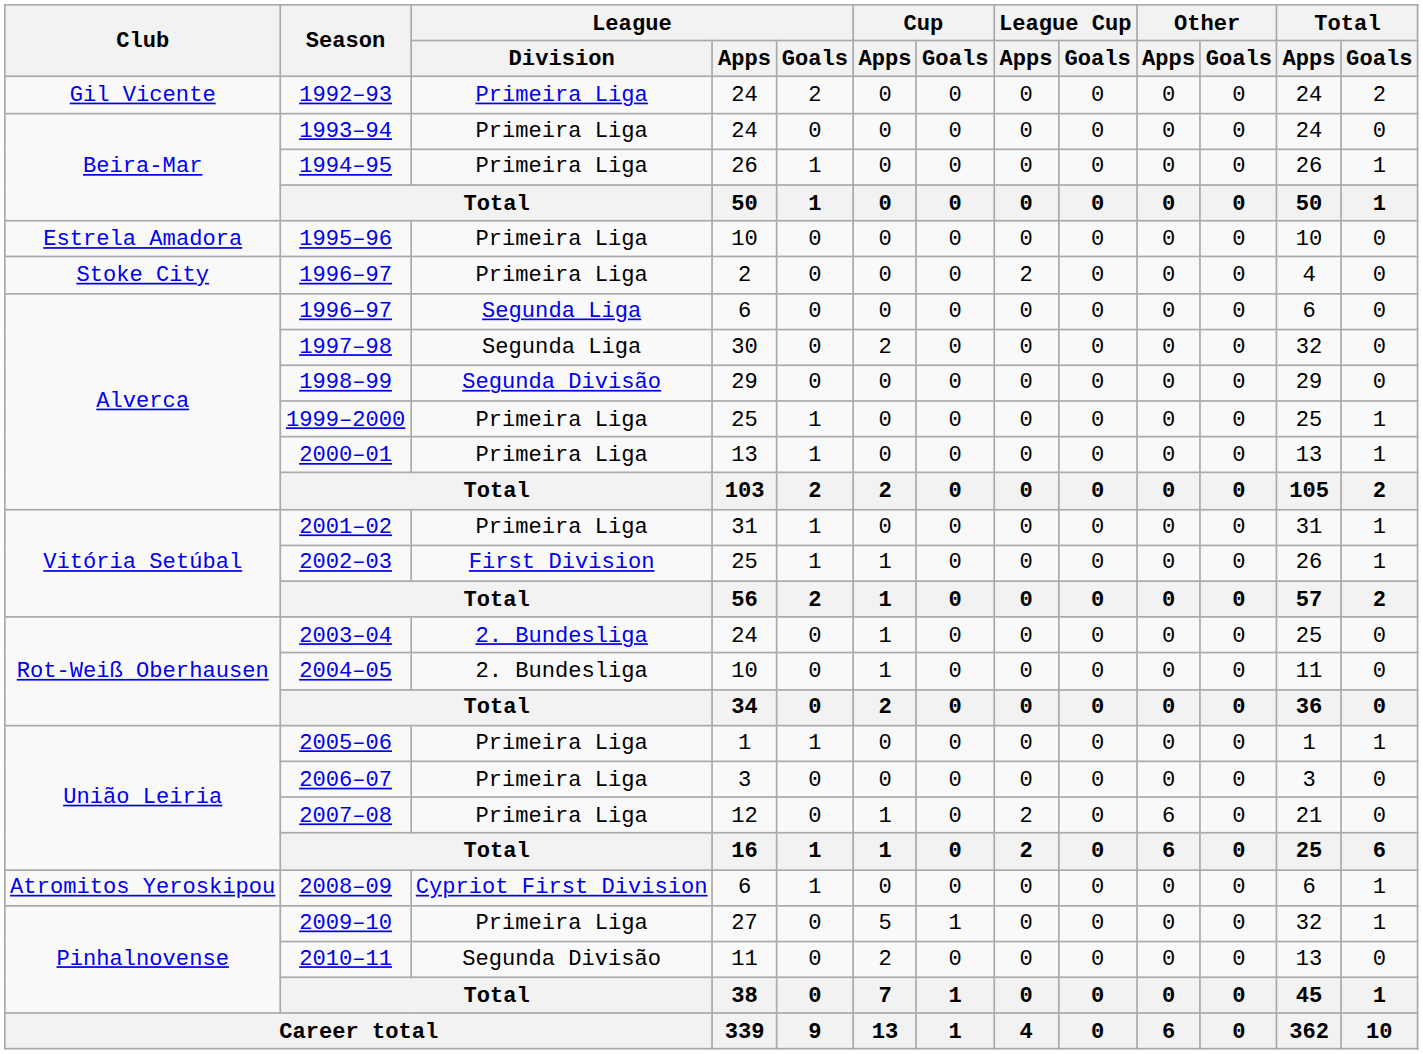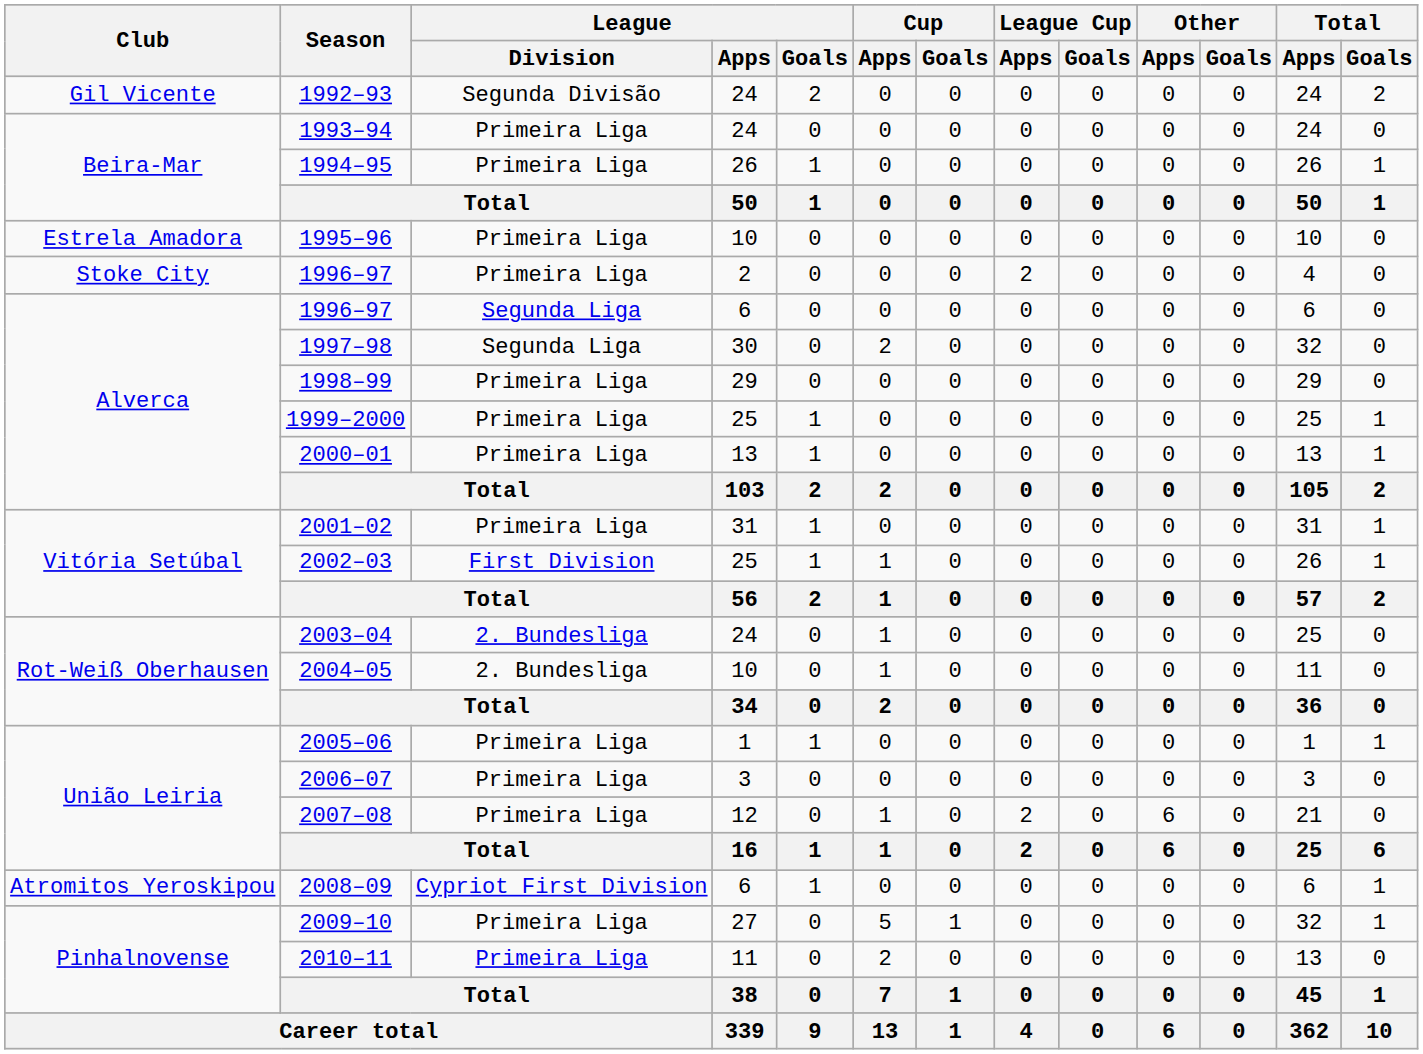(562, 95) Primeira Liga -> (562, 95) Segunda Divisão
(562, 383) Segunda Divisão -> (562, 383) Primeira Liga
(562, 959) Segunda Divisão -> (562, 959) Primeira Liga
